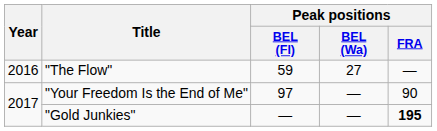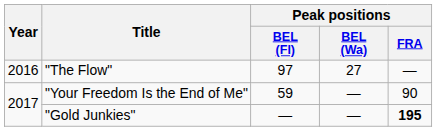(285, 71) 59 -> (285, 71) 97
(285, 93) 97 -> (285, 93) 59
